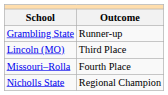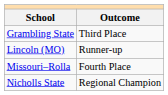(101, 33) Runner-up -> (103, 33) Third Place
(103, 50) Third Place -> (101, 50) Runner-up
